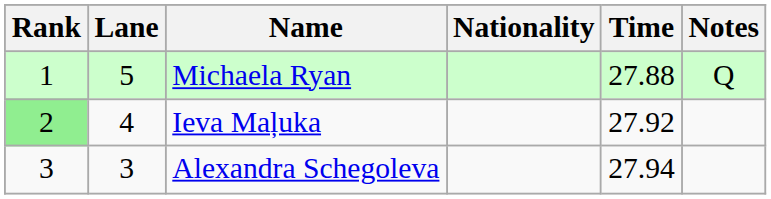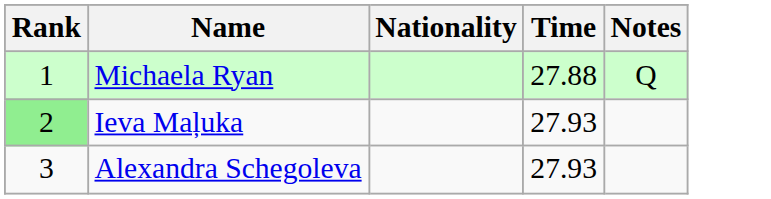- column: (127, 27)
(641, 121) 27.92 -> (564, 121) 27.93
(641, 168) 27.94 -> (564, 168) 27.93
